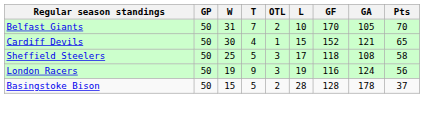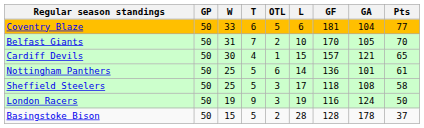+ row: (45, 27)
(331, 41) 152 -> (331, 56) 157
+ row: (59, 71)
(402, 71) 56 -> (402, 101) 50
